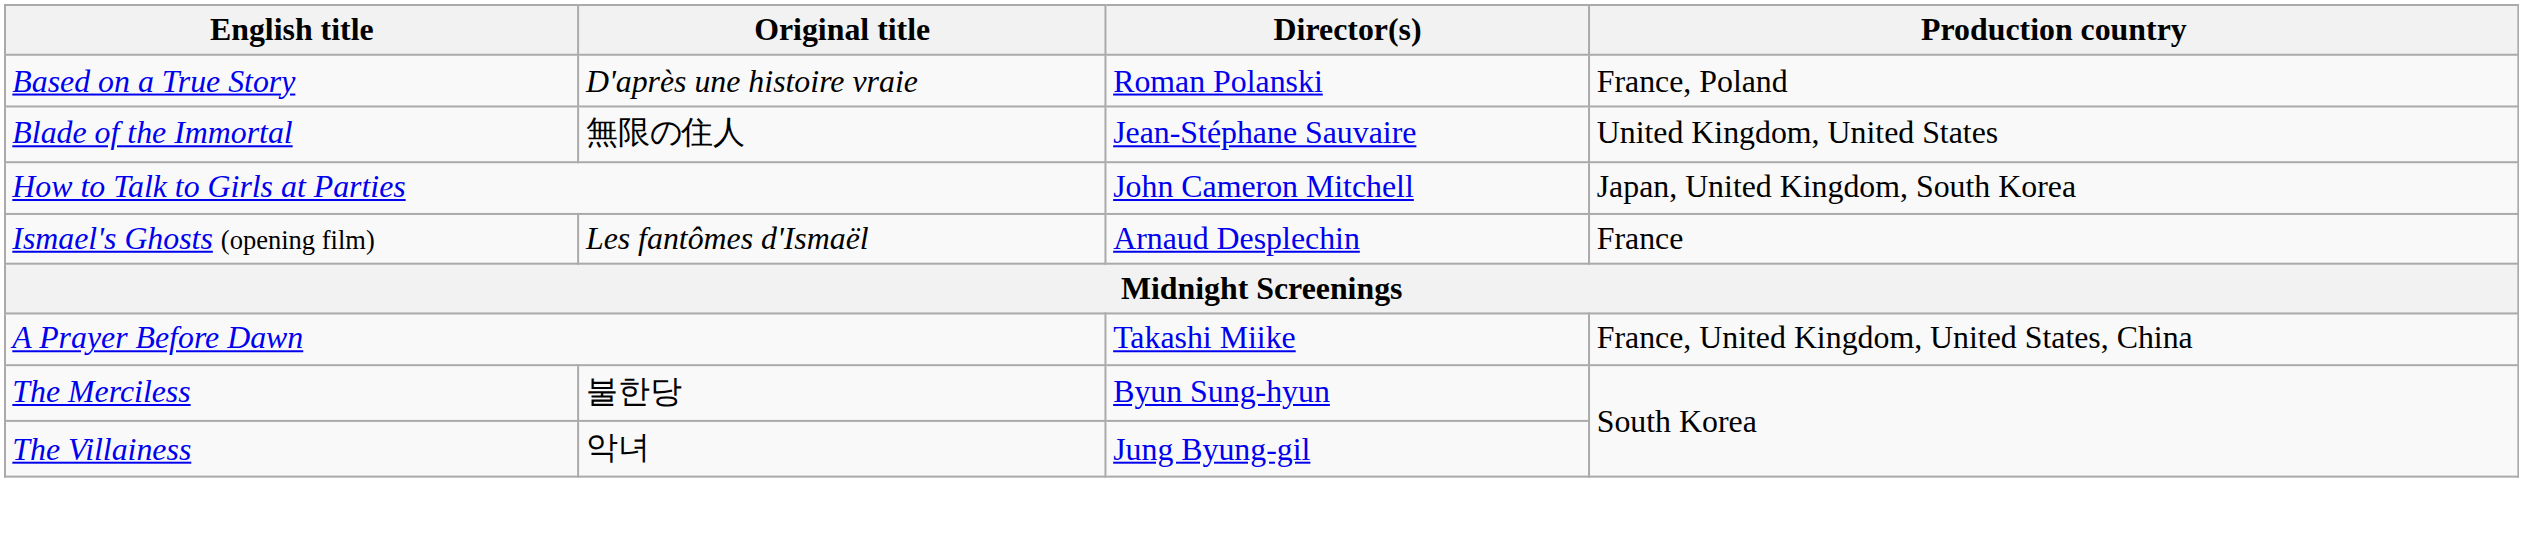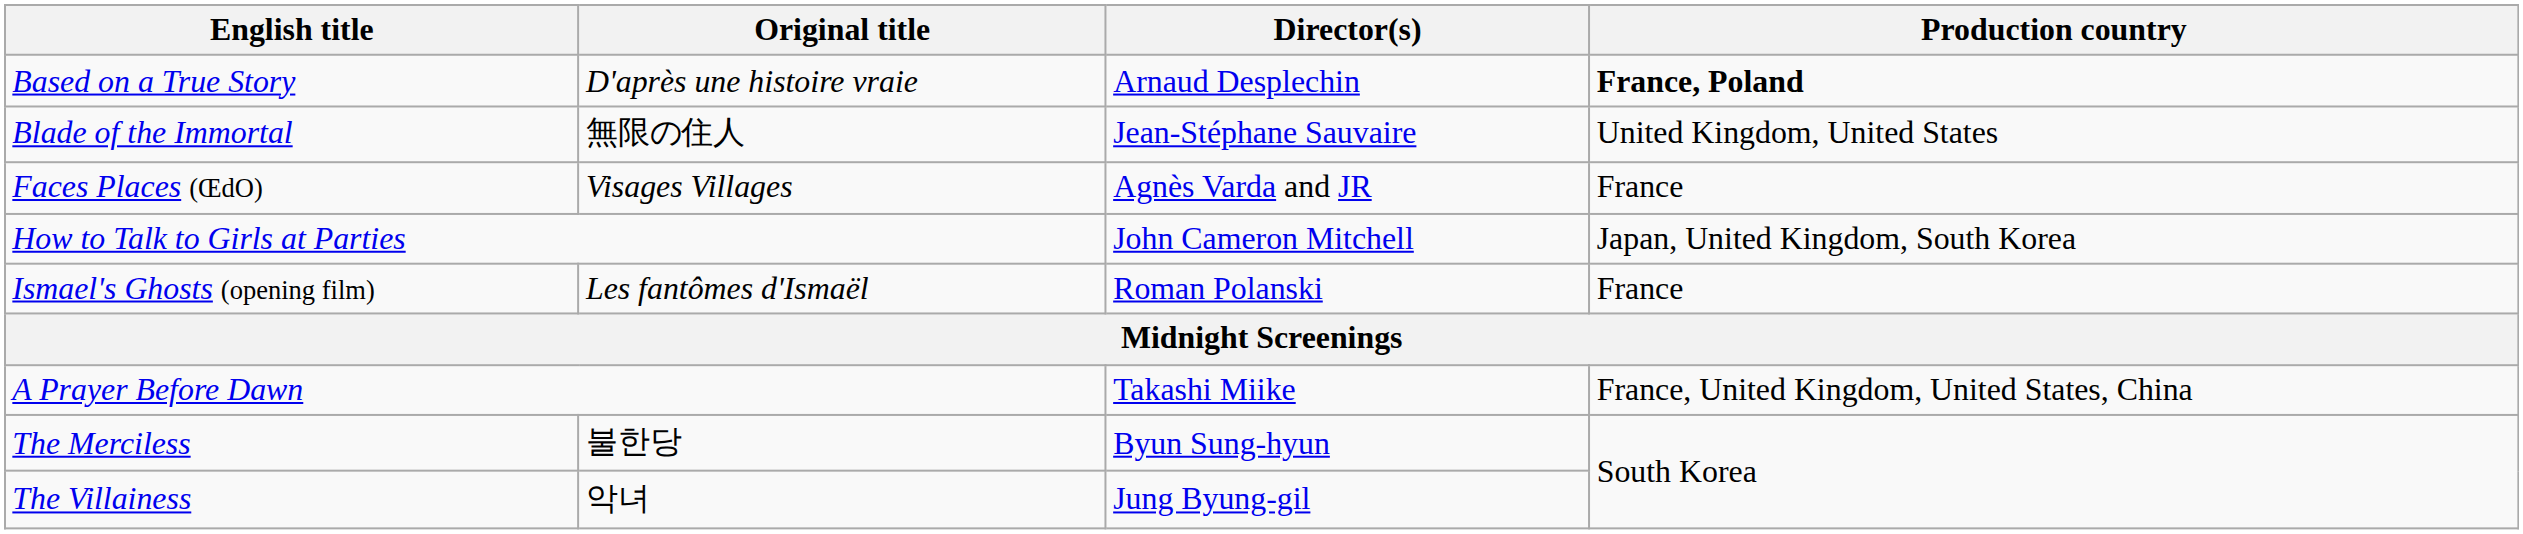(1218, 80) Roman Polanski -> (1236, 80) Arnaud Desplechin
(1692, 80) normal -> (1700, 80) bold
+ row: (138, 187)
(1236, 237) Arnaud Desplechin -> (1218, 288) Roman Polanski
